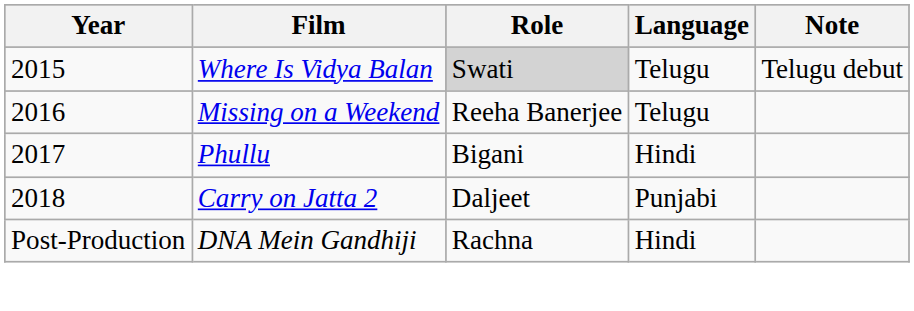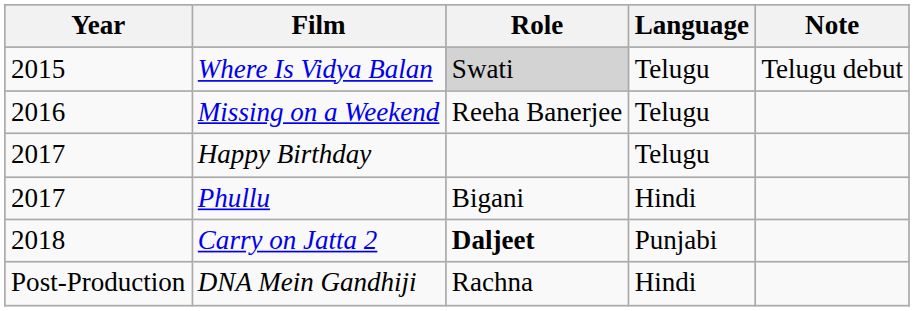+ row: (285, 154)
(491, 197) normal -> (493, 240) bold
